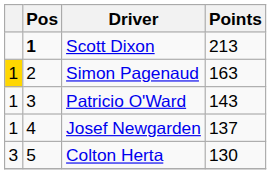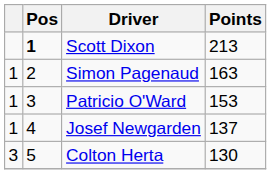(13, 73) gold background -> (13, 73) no background
(223, 101) 143 -> (223, 101) 153
